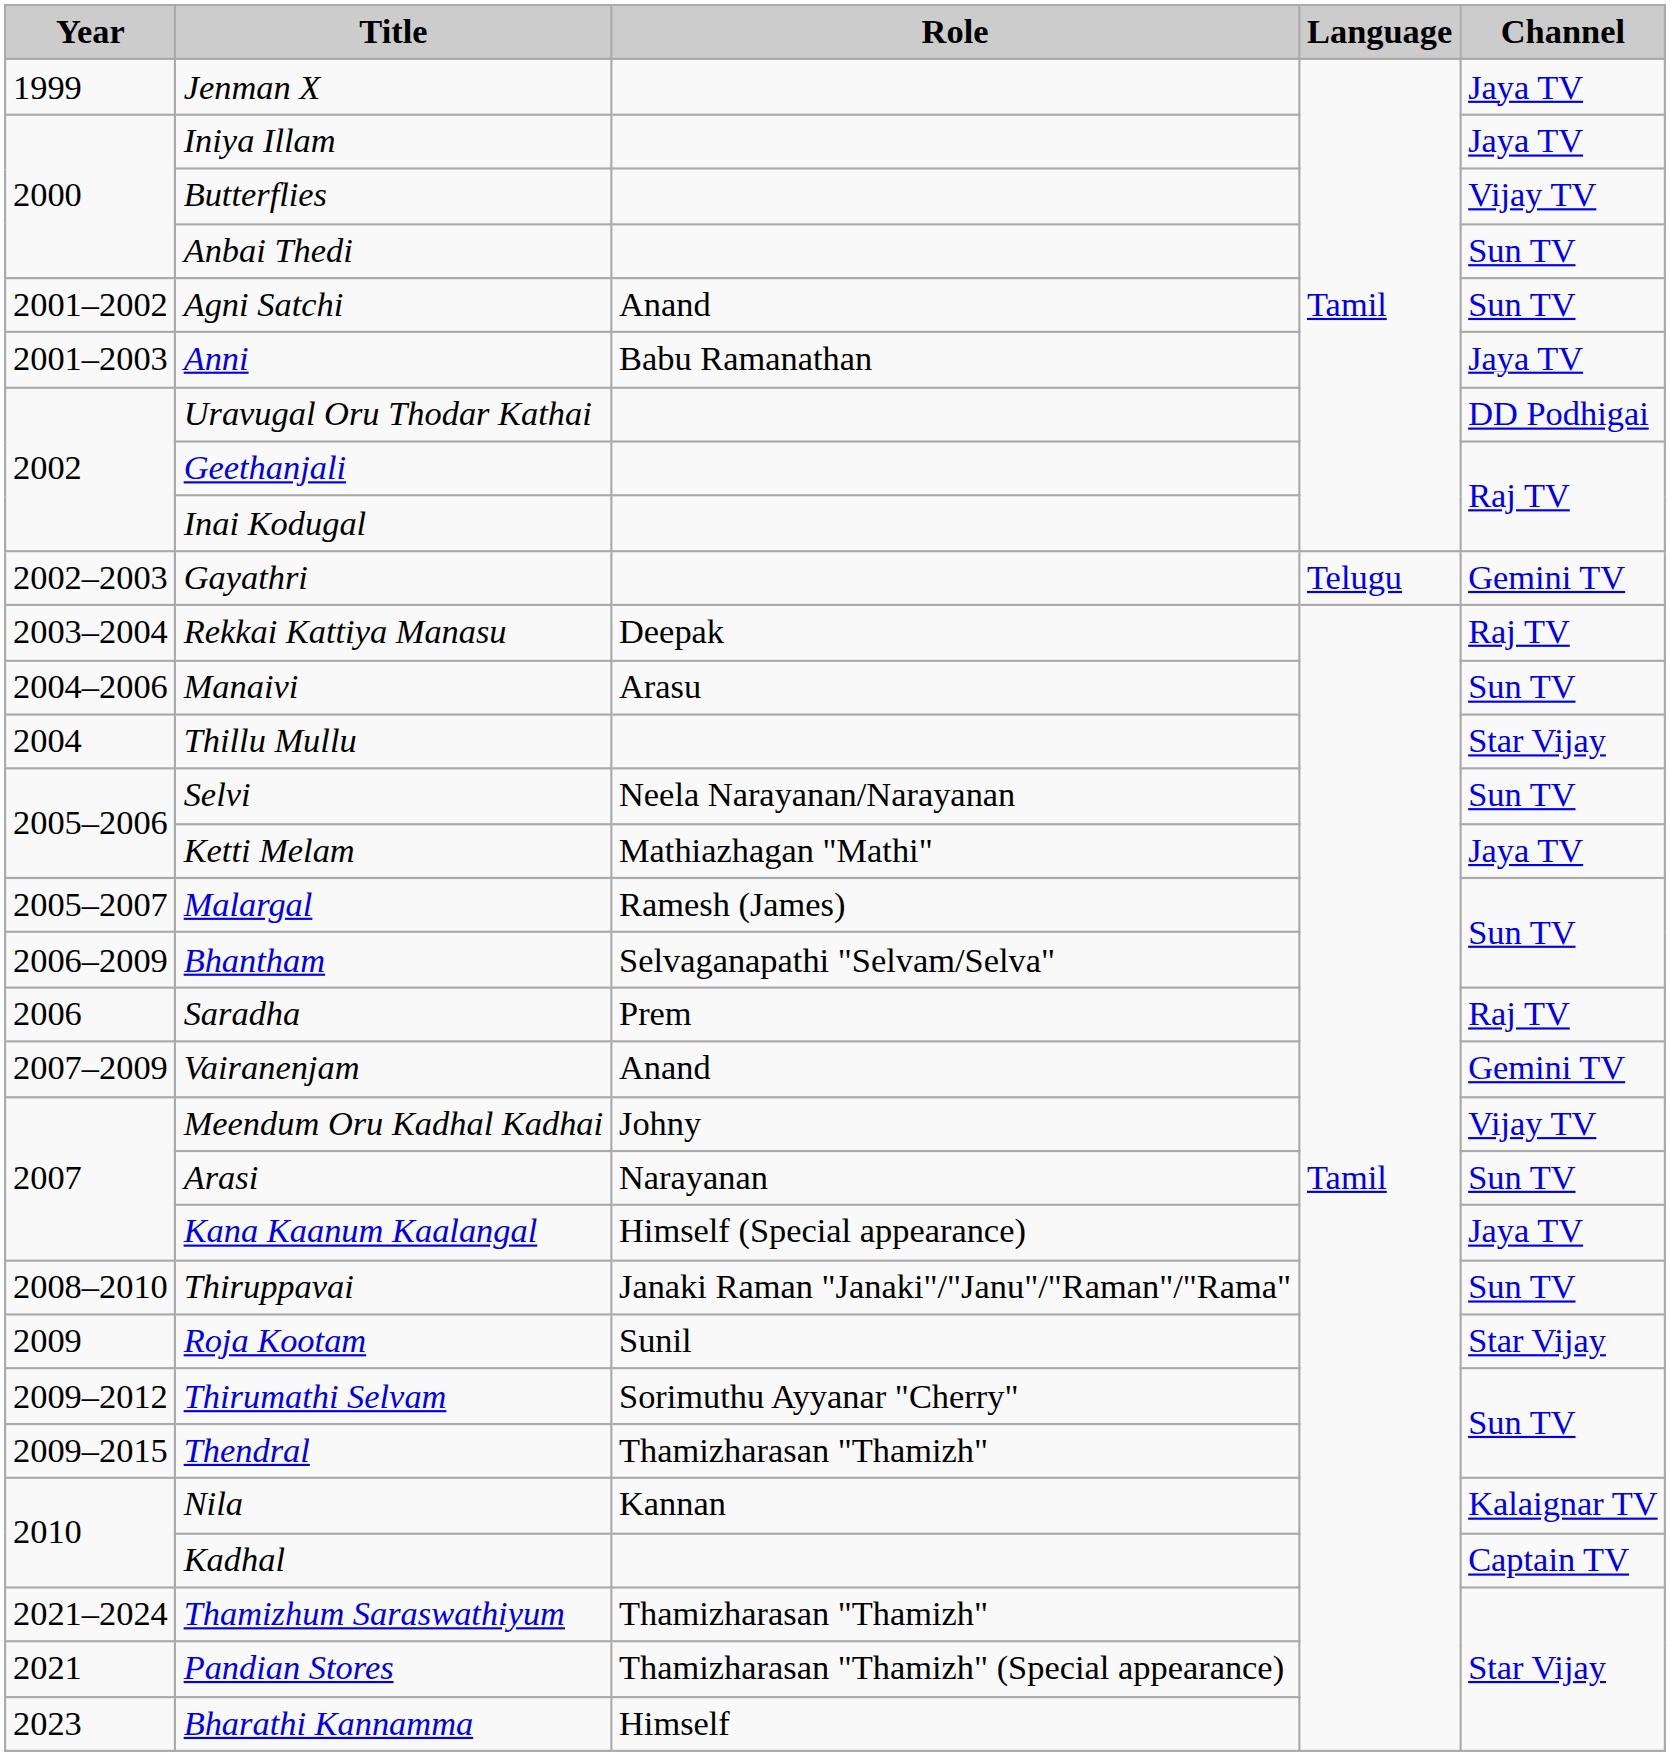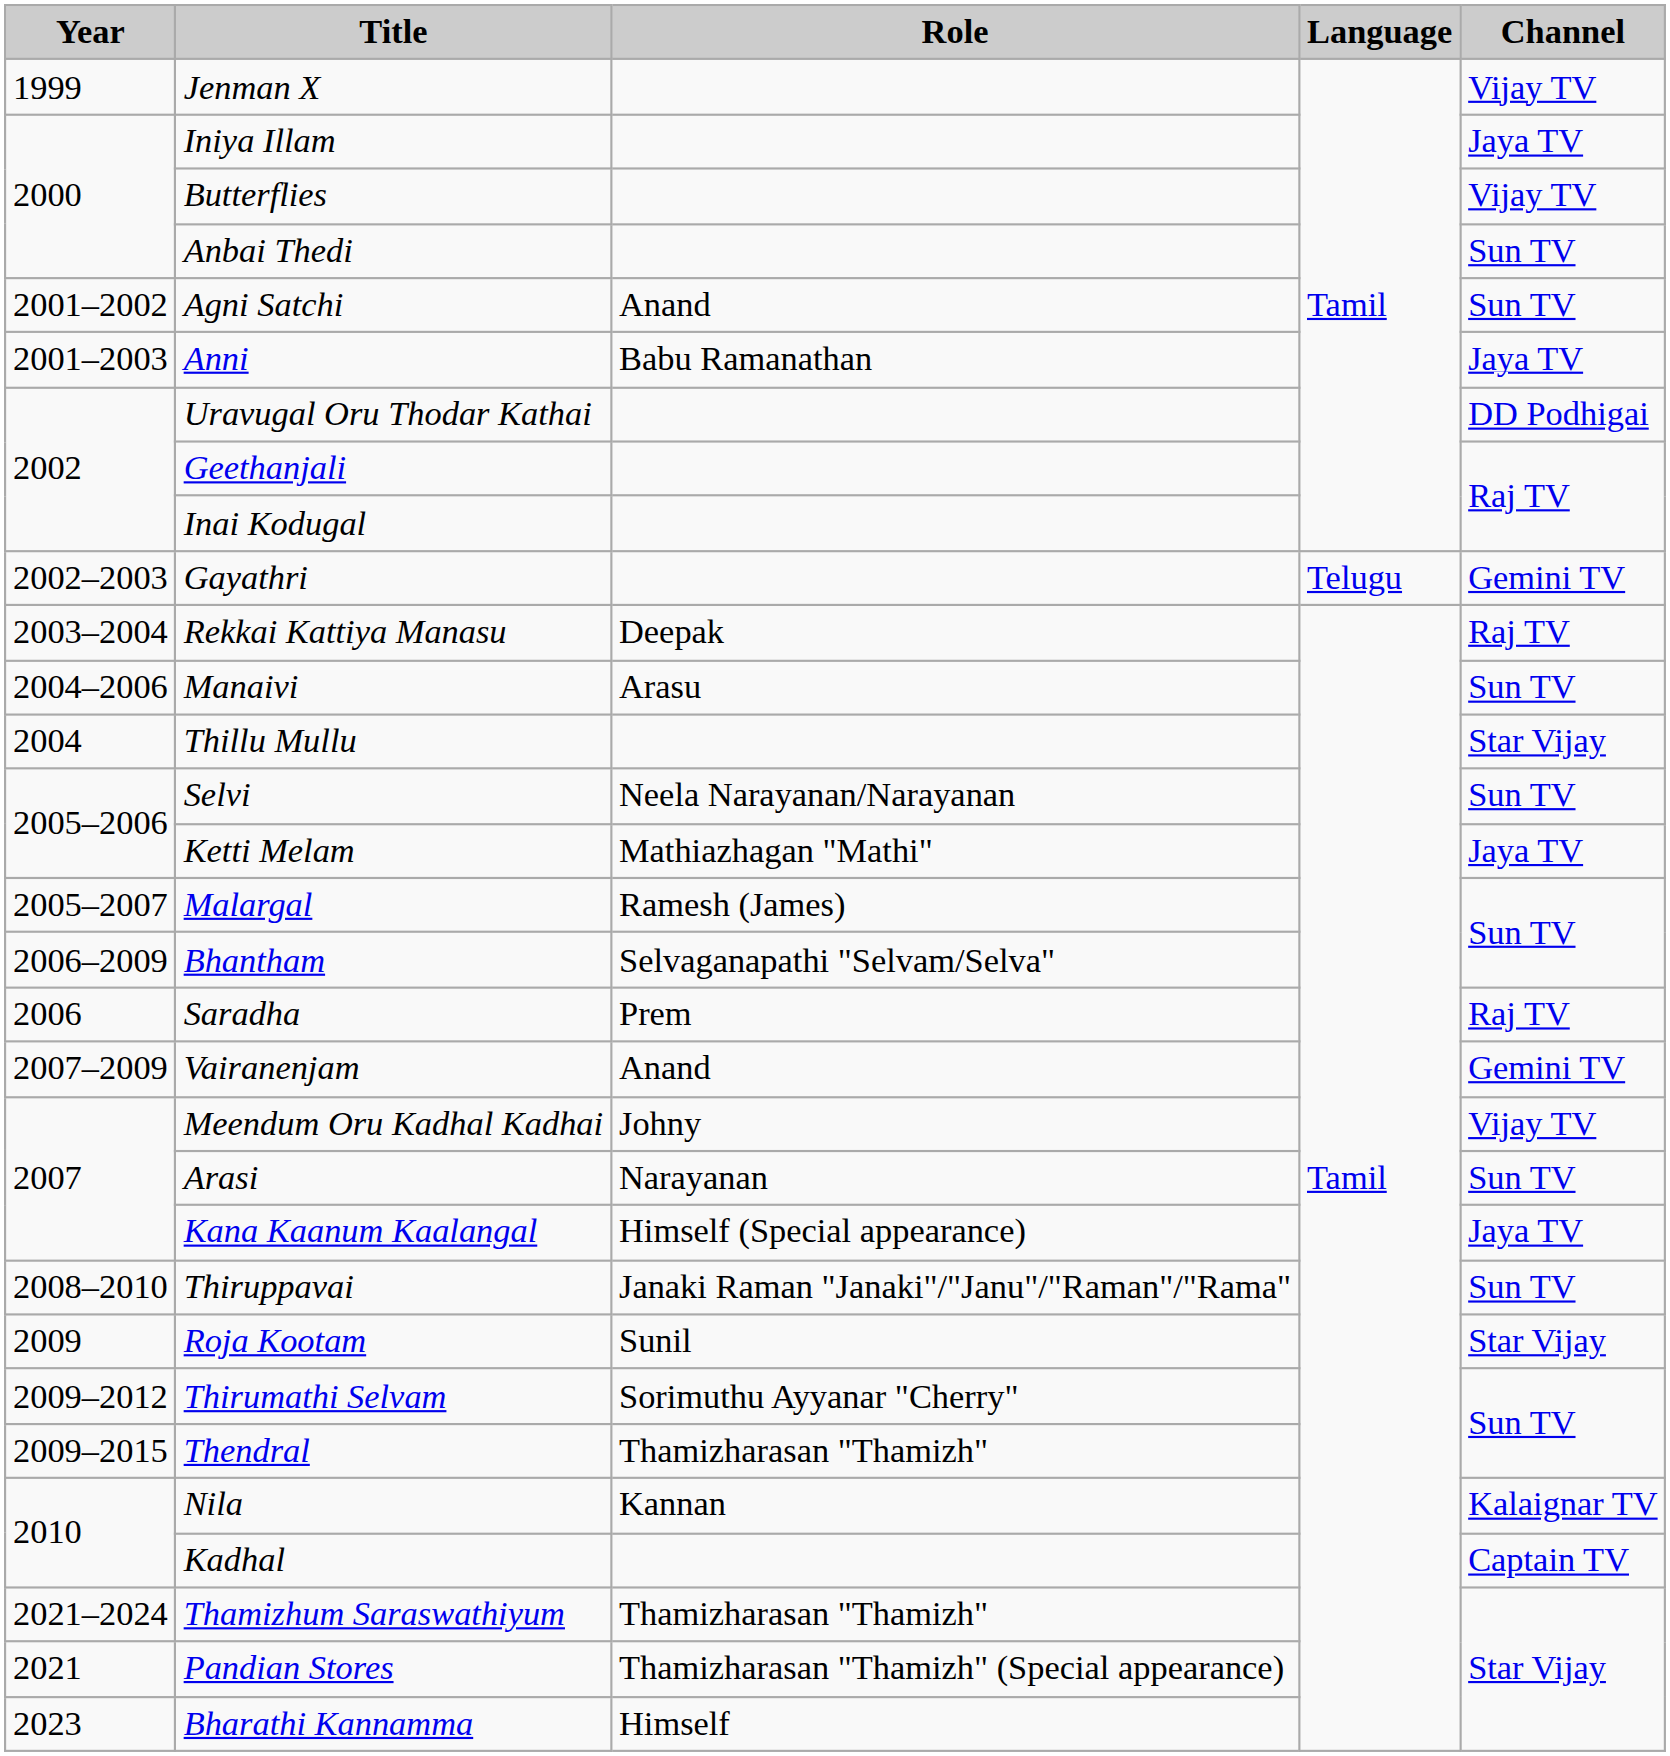(1526, 86) Jaya TV -> (1532, 86) Vijay TV
